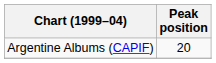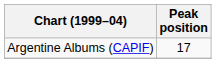(184, 48) 20 -> (184, 48) 17
